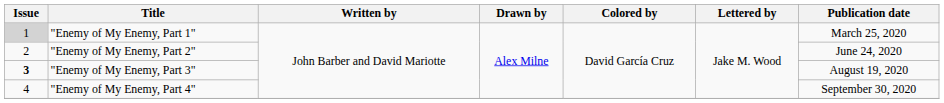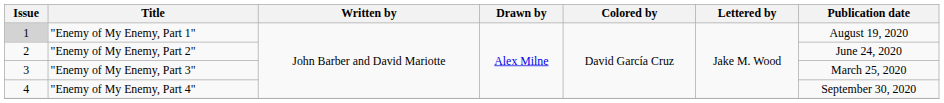(869, 32) March 25, 2020 -> (869, 32) August 19, 2020
(26, 70) bold -> (26, 70) normal
(869, 70) August 19, 2020 -> (869, 70) March 25, 2020
